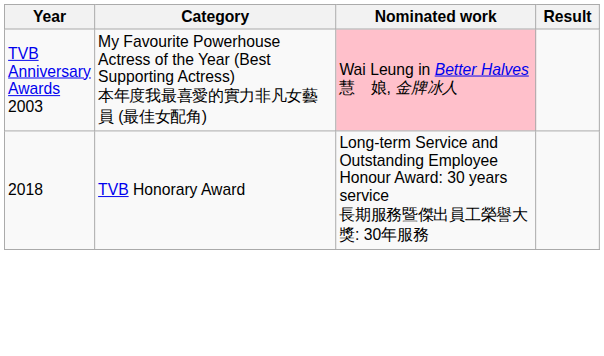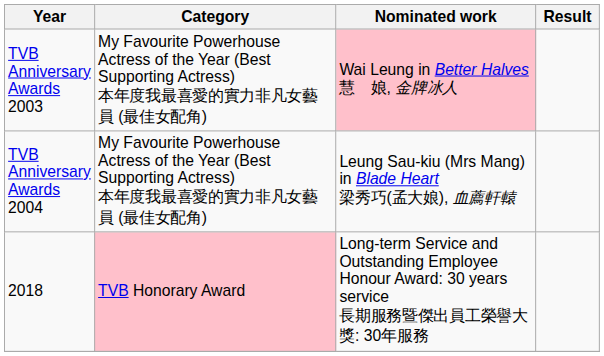+ row: (50, 181)
(172, 190) no background -> (172, 291) pink background
